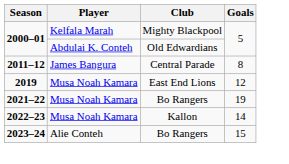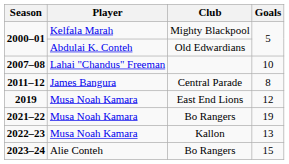+ row: (26, 64)
(240, 116) 14 -> (268, 133) 13
